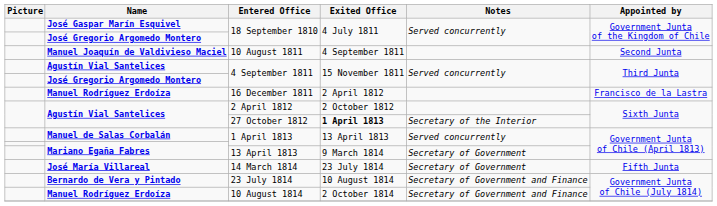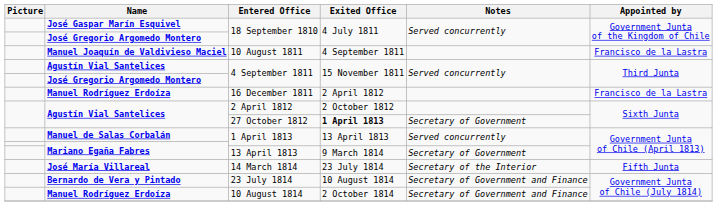(651, 53) Second Junta -> (651, 53) Francisco de la Lastra
(472, 122) Secretary of the Interior -> (467, 122) Secretary of Government
(467, 167) Secretary of Government -> (472, 167) Secretary of the Interior
